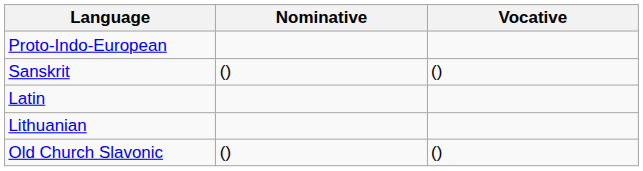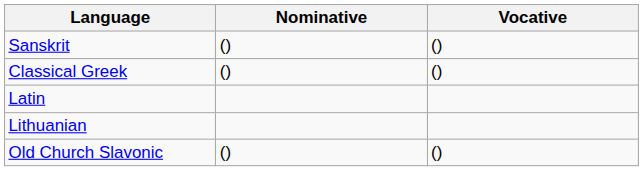- row: (88, 44)
+ row: (68, 71)
